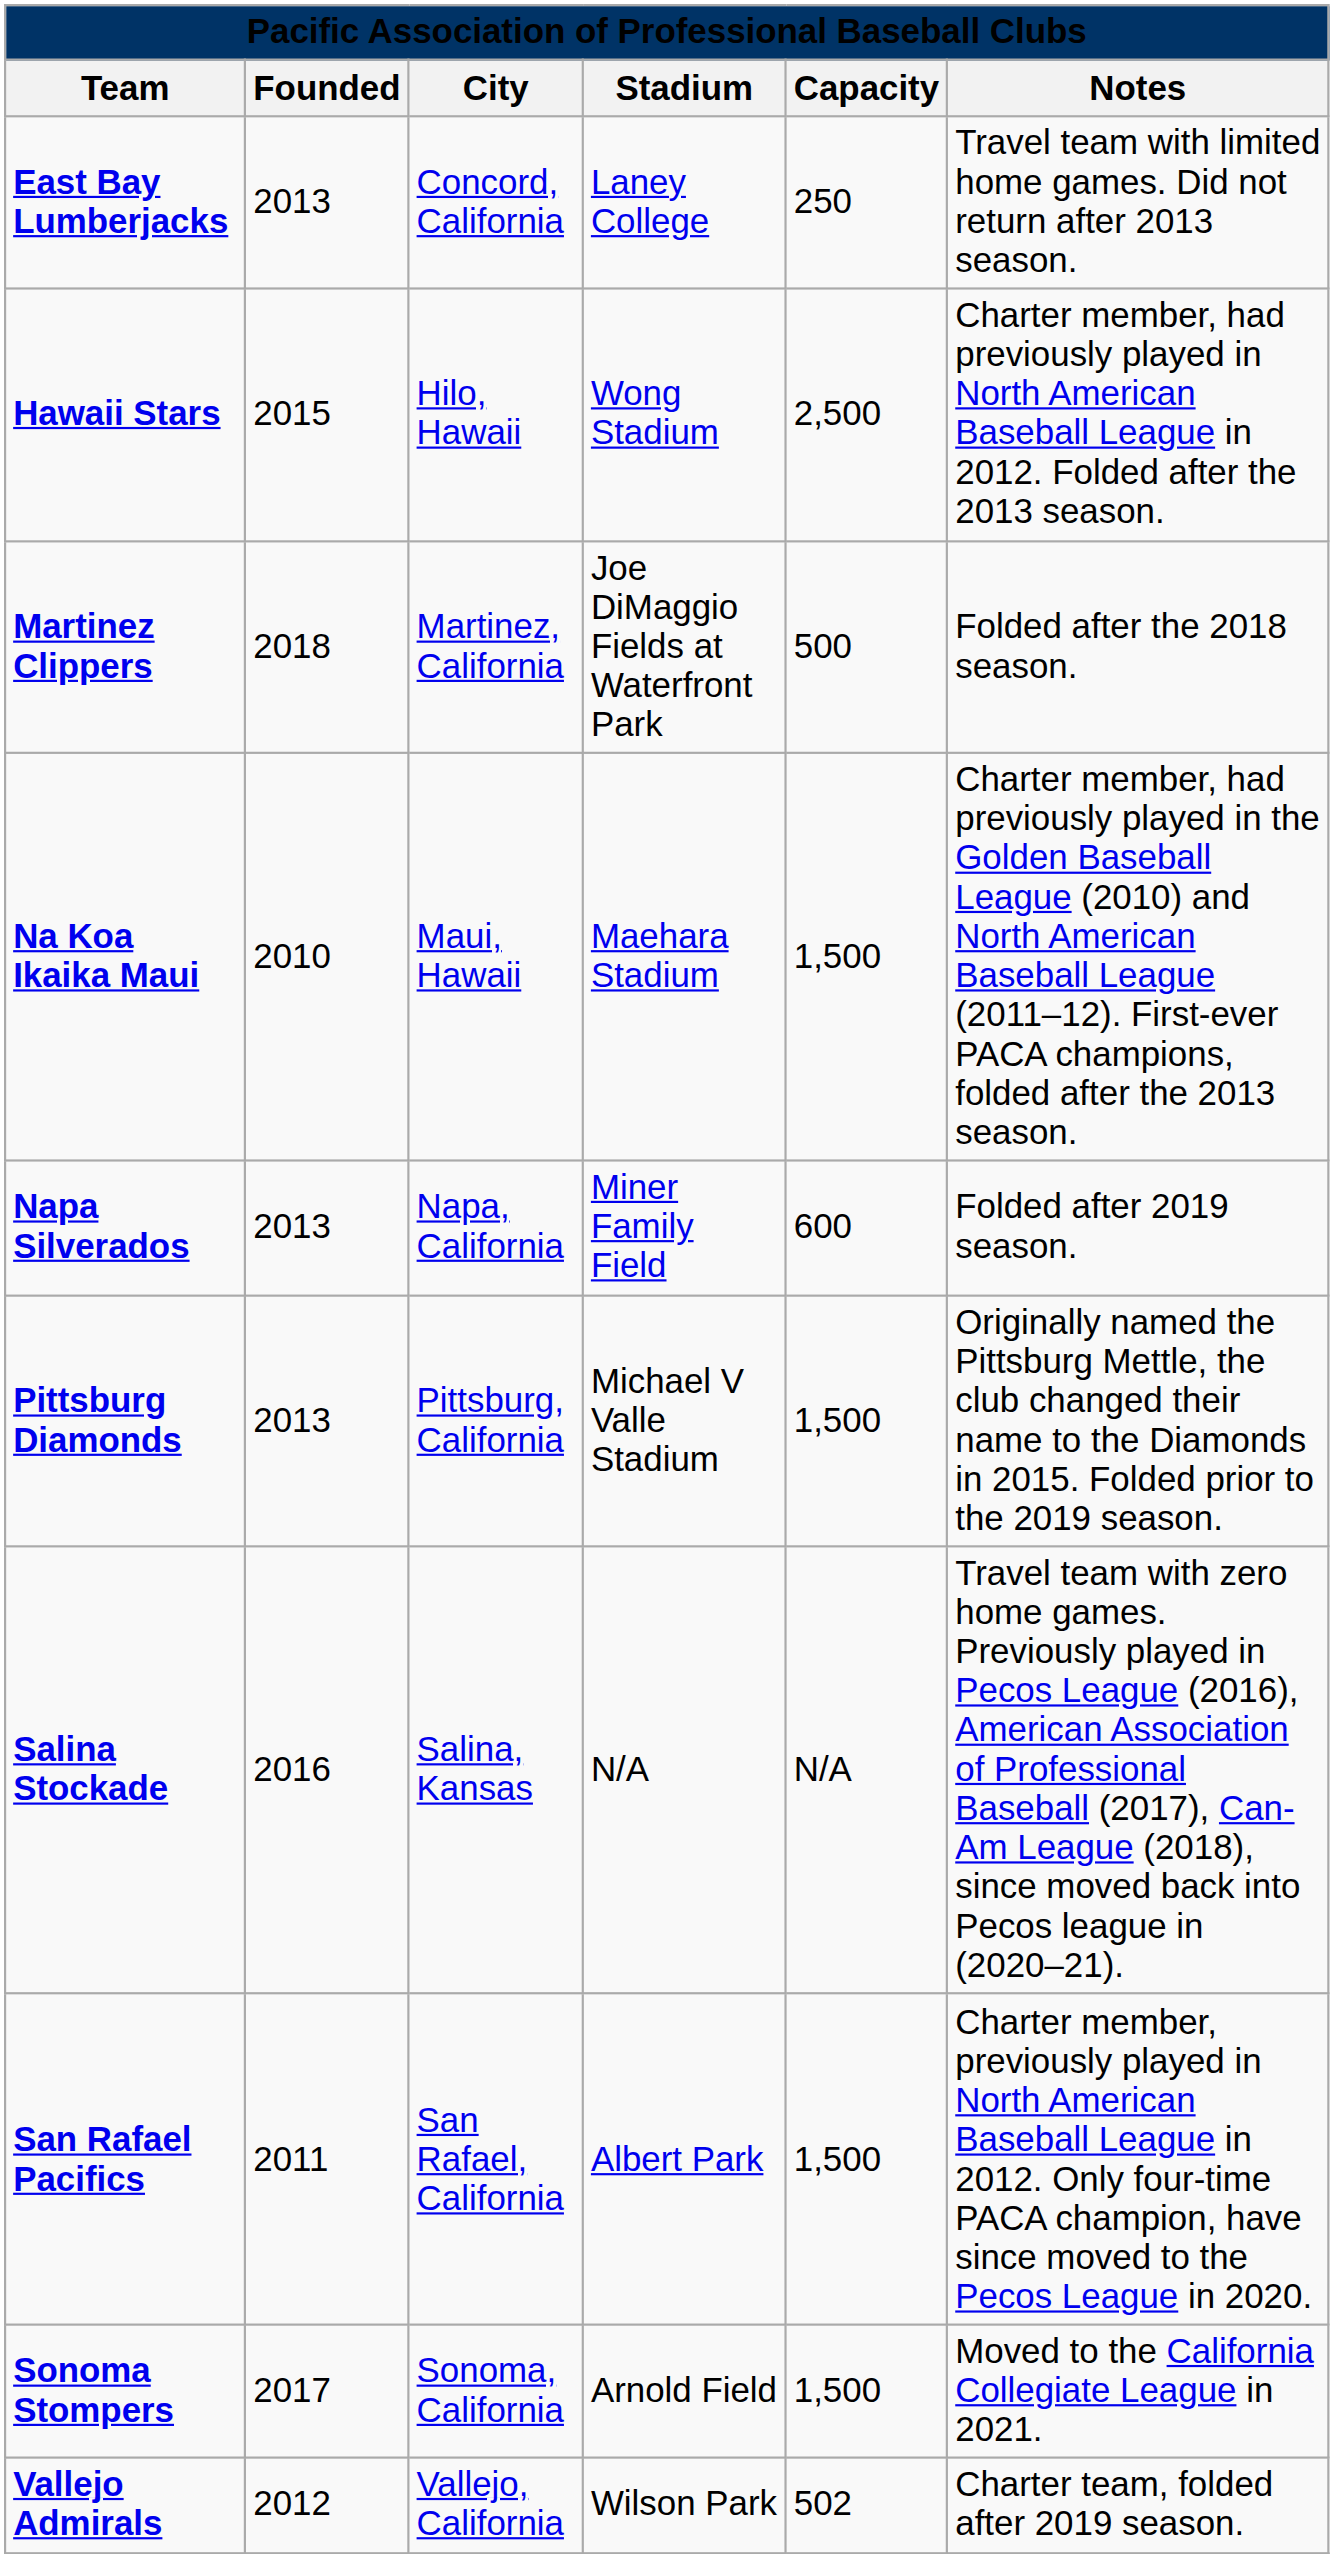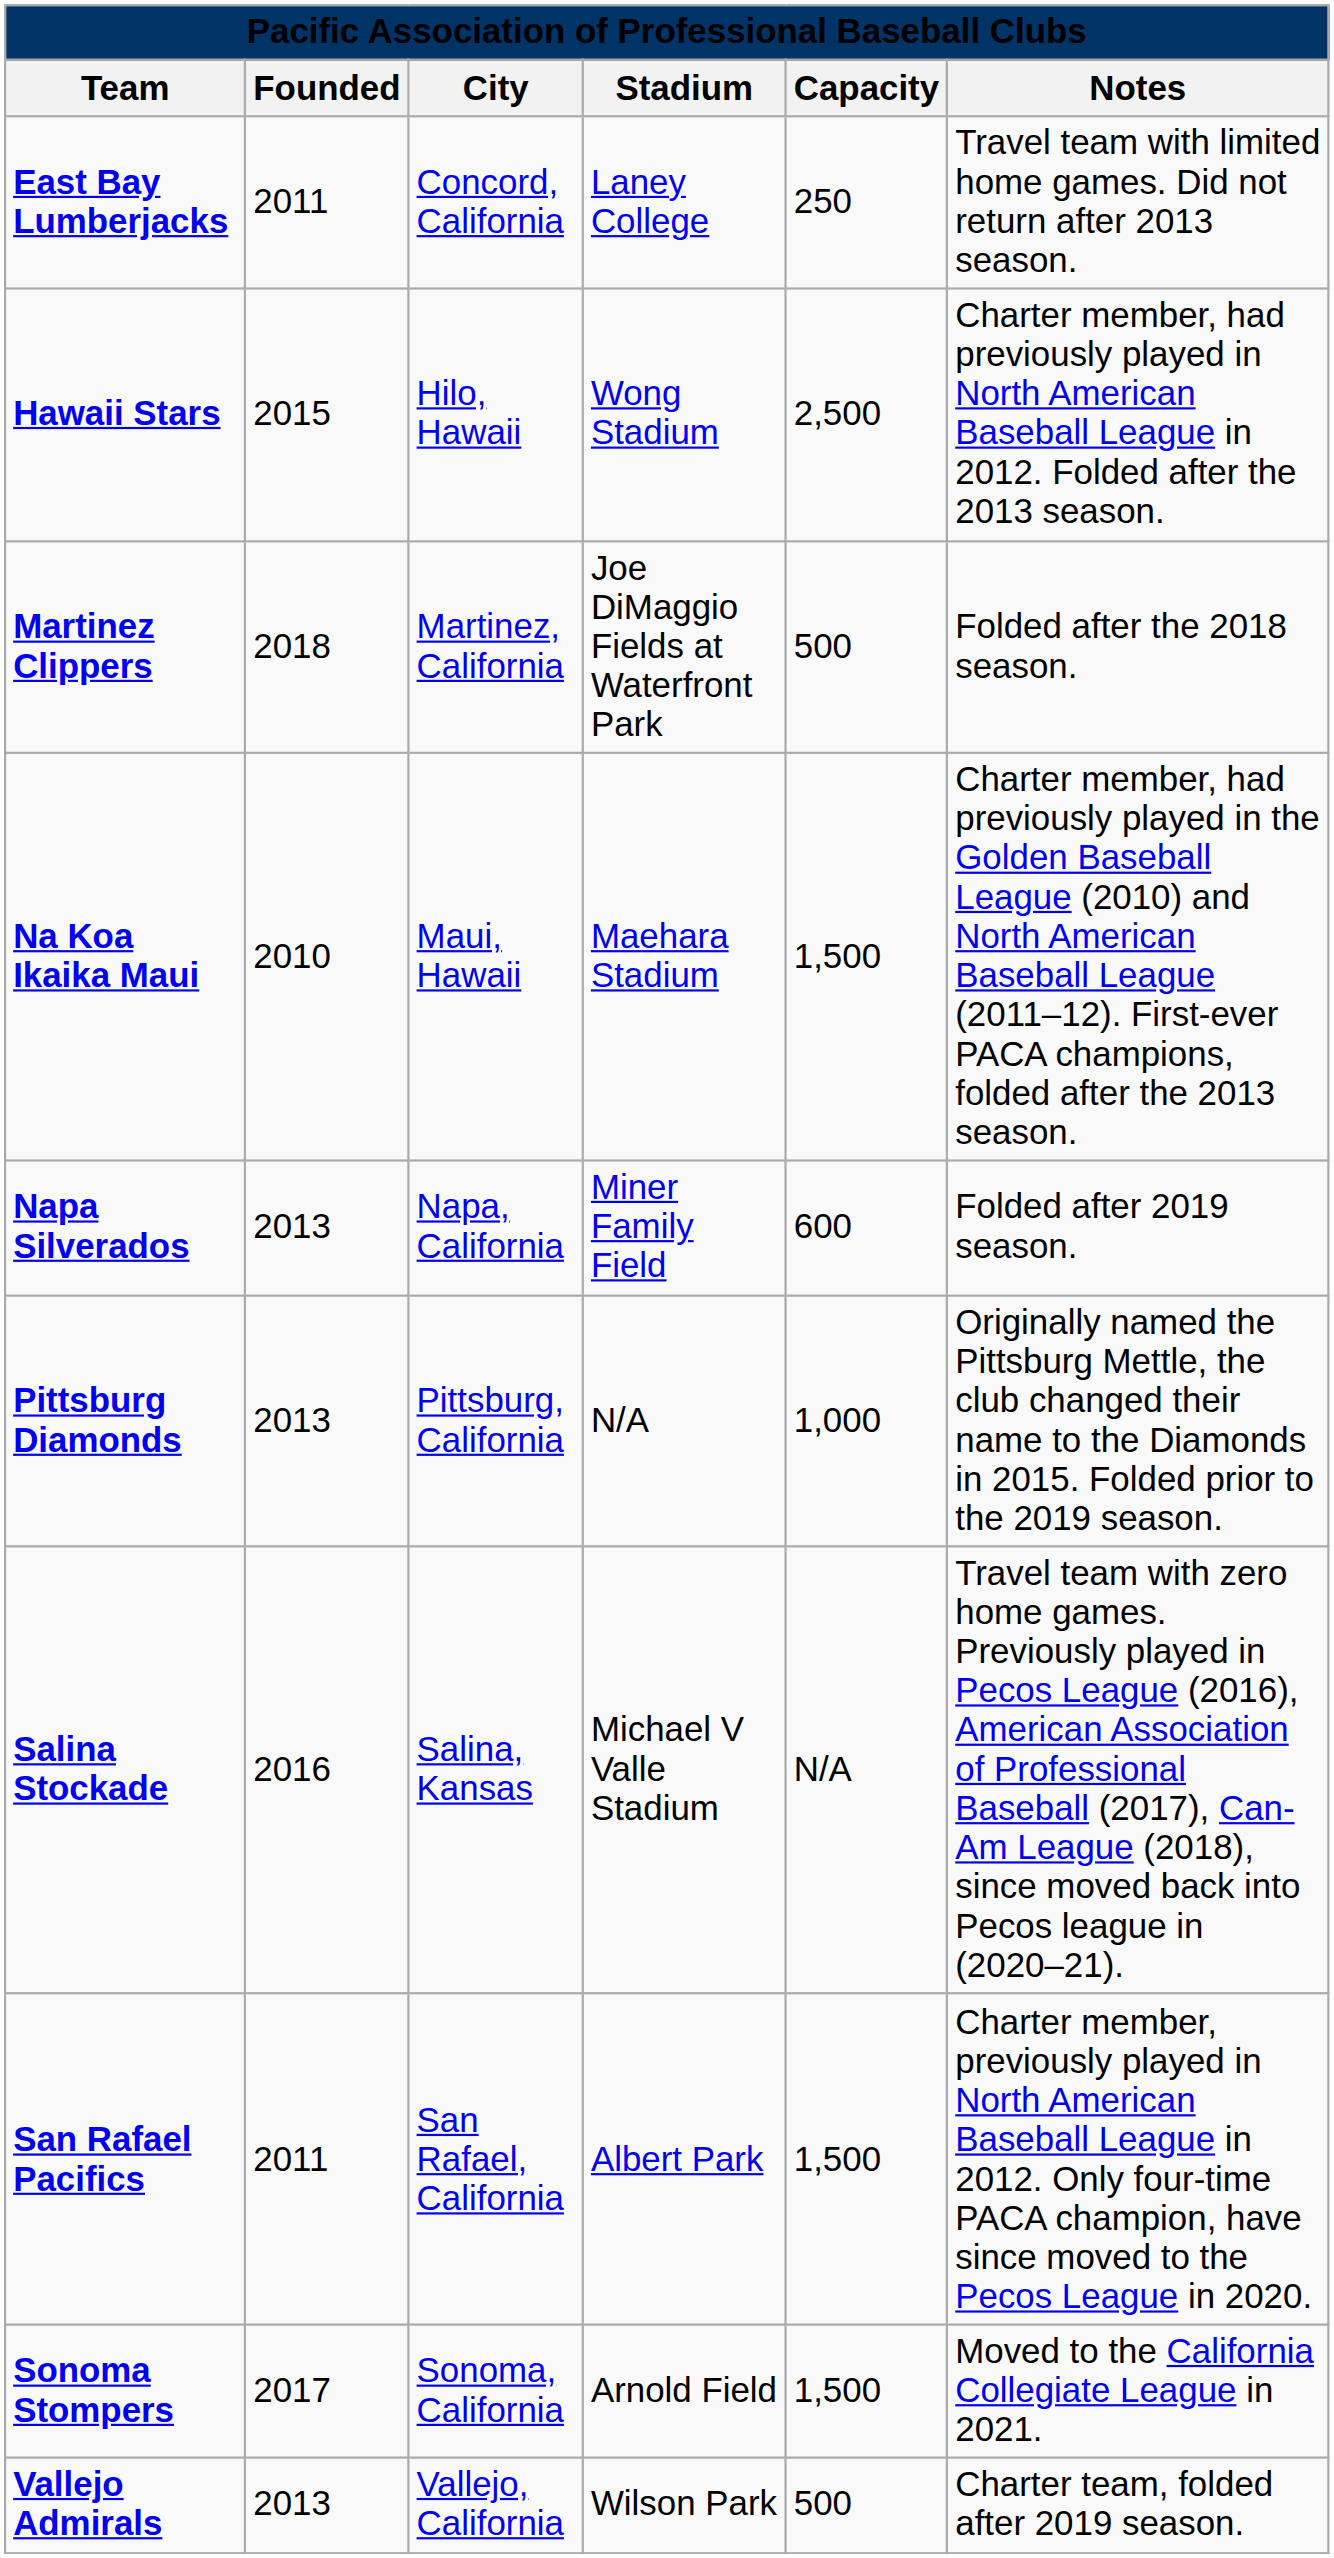(292, 201) 2013 -> (291, 201) 2011
(667, 1420) Michael V Valle Stadium -> (620, 1420) N/A
(837, 1420) 1,500 -> (837, 1420) 1,000
(620, 1769) N/A -> (667, 1769) Michael V Valle Stadium
(292, 2504) 2012 -> (292, 2504) 2013
(823, 2504) 502 -> (823, 2504) 500
